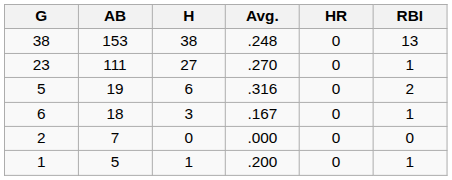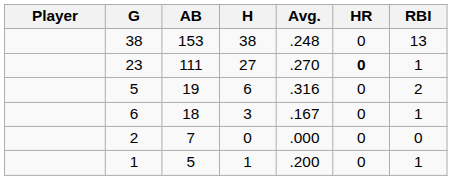+ column: (55, 16)
(336, 65) normal -> (361, 65) bold
